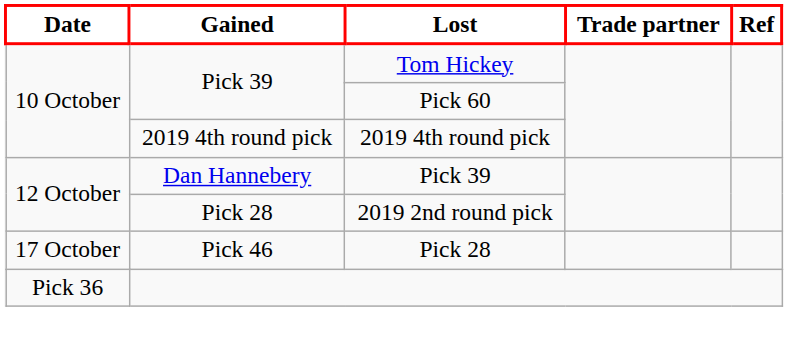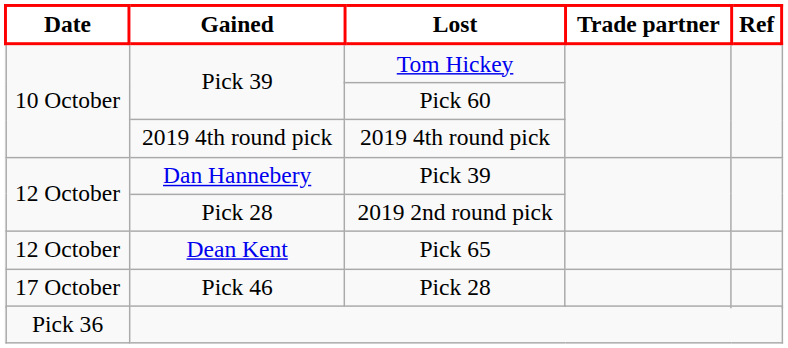+ row: (237, 249)
